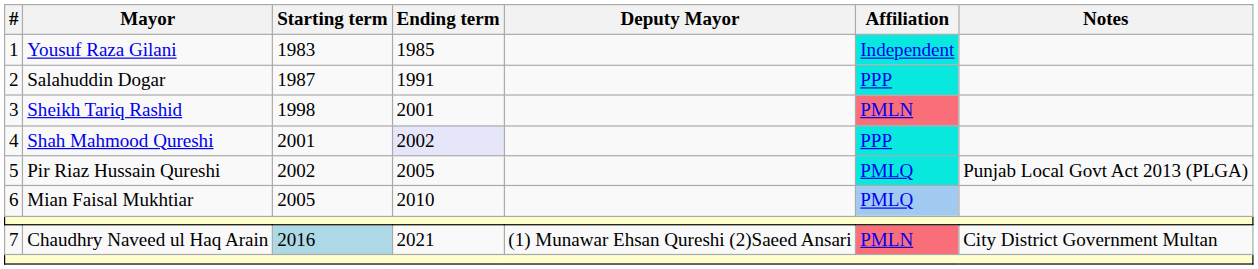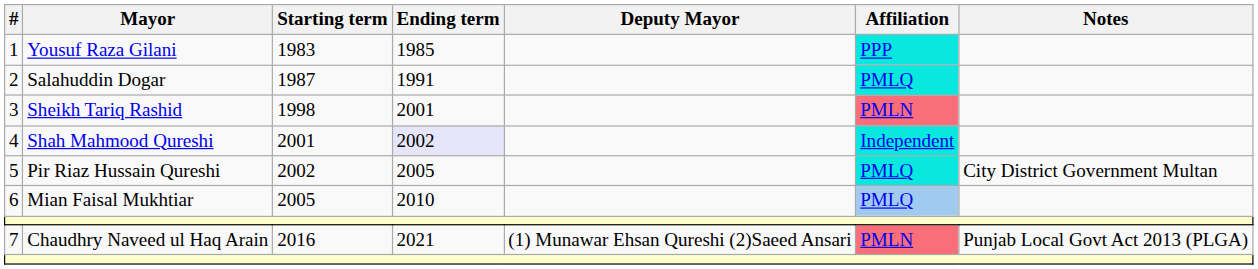(907, 49) Independent -> (876, 49) PPP
(876, 79) PPP -> (887, 79) PMLQ
(876, 140) PPP -> (907, 140) Independent
(1106, 170) Punjab Local Govt Act 2013 (PLGA) -> (1090, 170) City District Government Multan
(296, 239) lightblue background -> (296, 239) no background
(1090, 239) City District Government Multan -> (1106, 239) Punjab Local Govt Act 2013 (PLGA)
